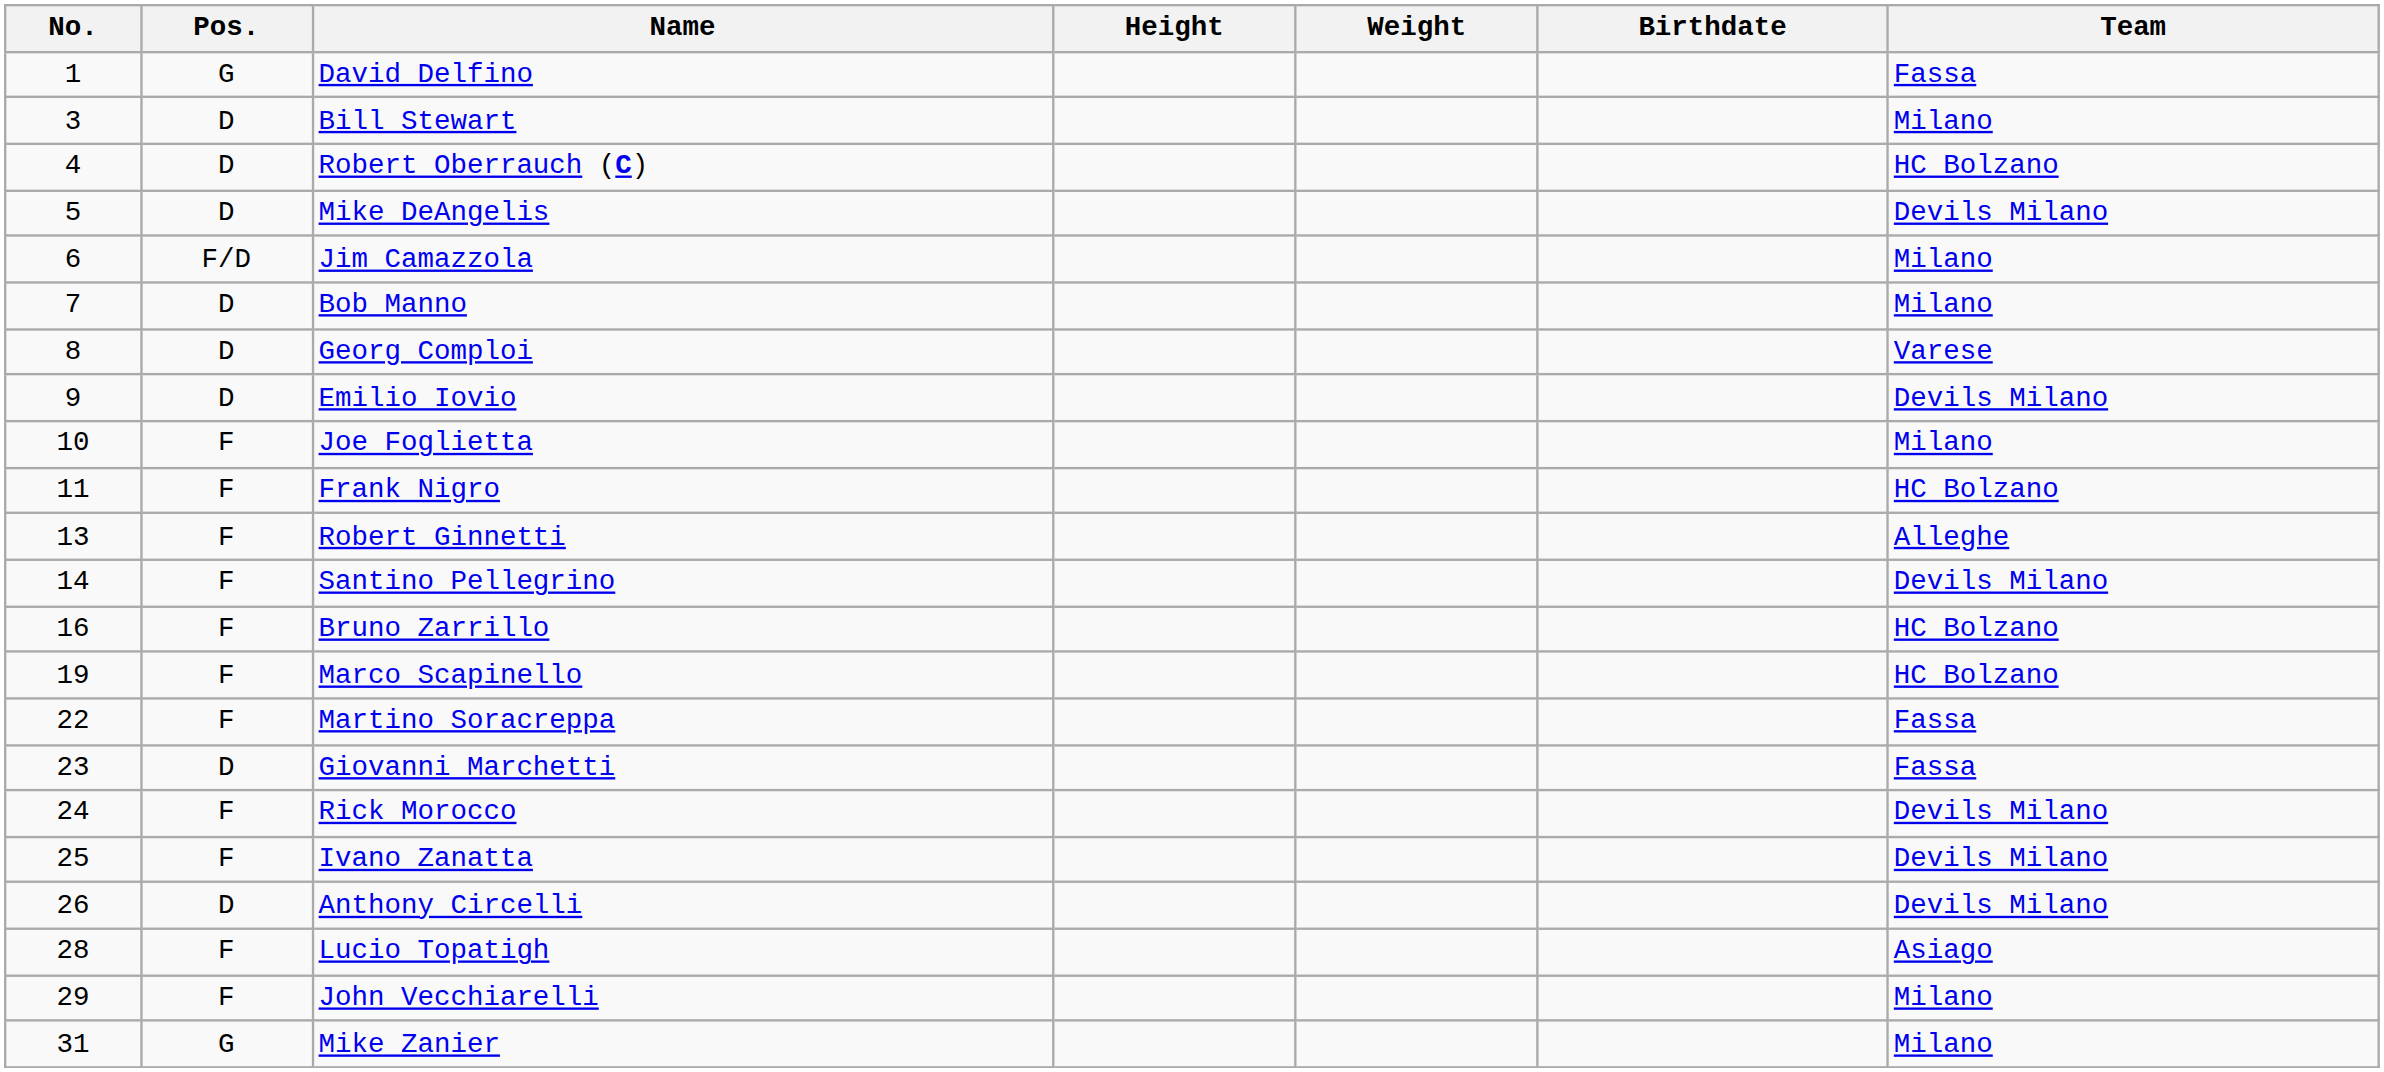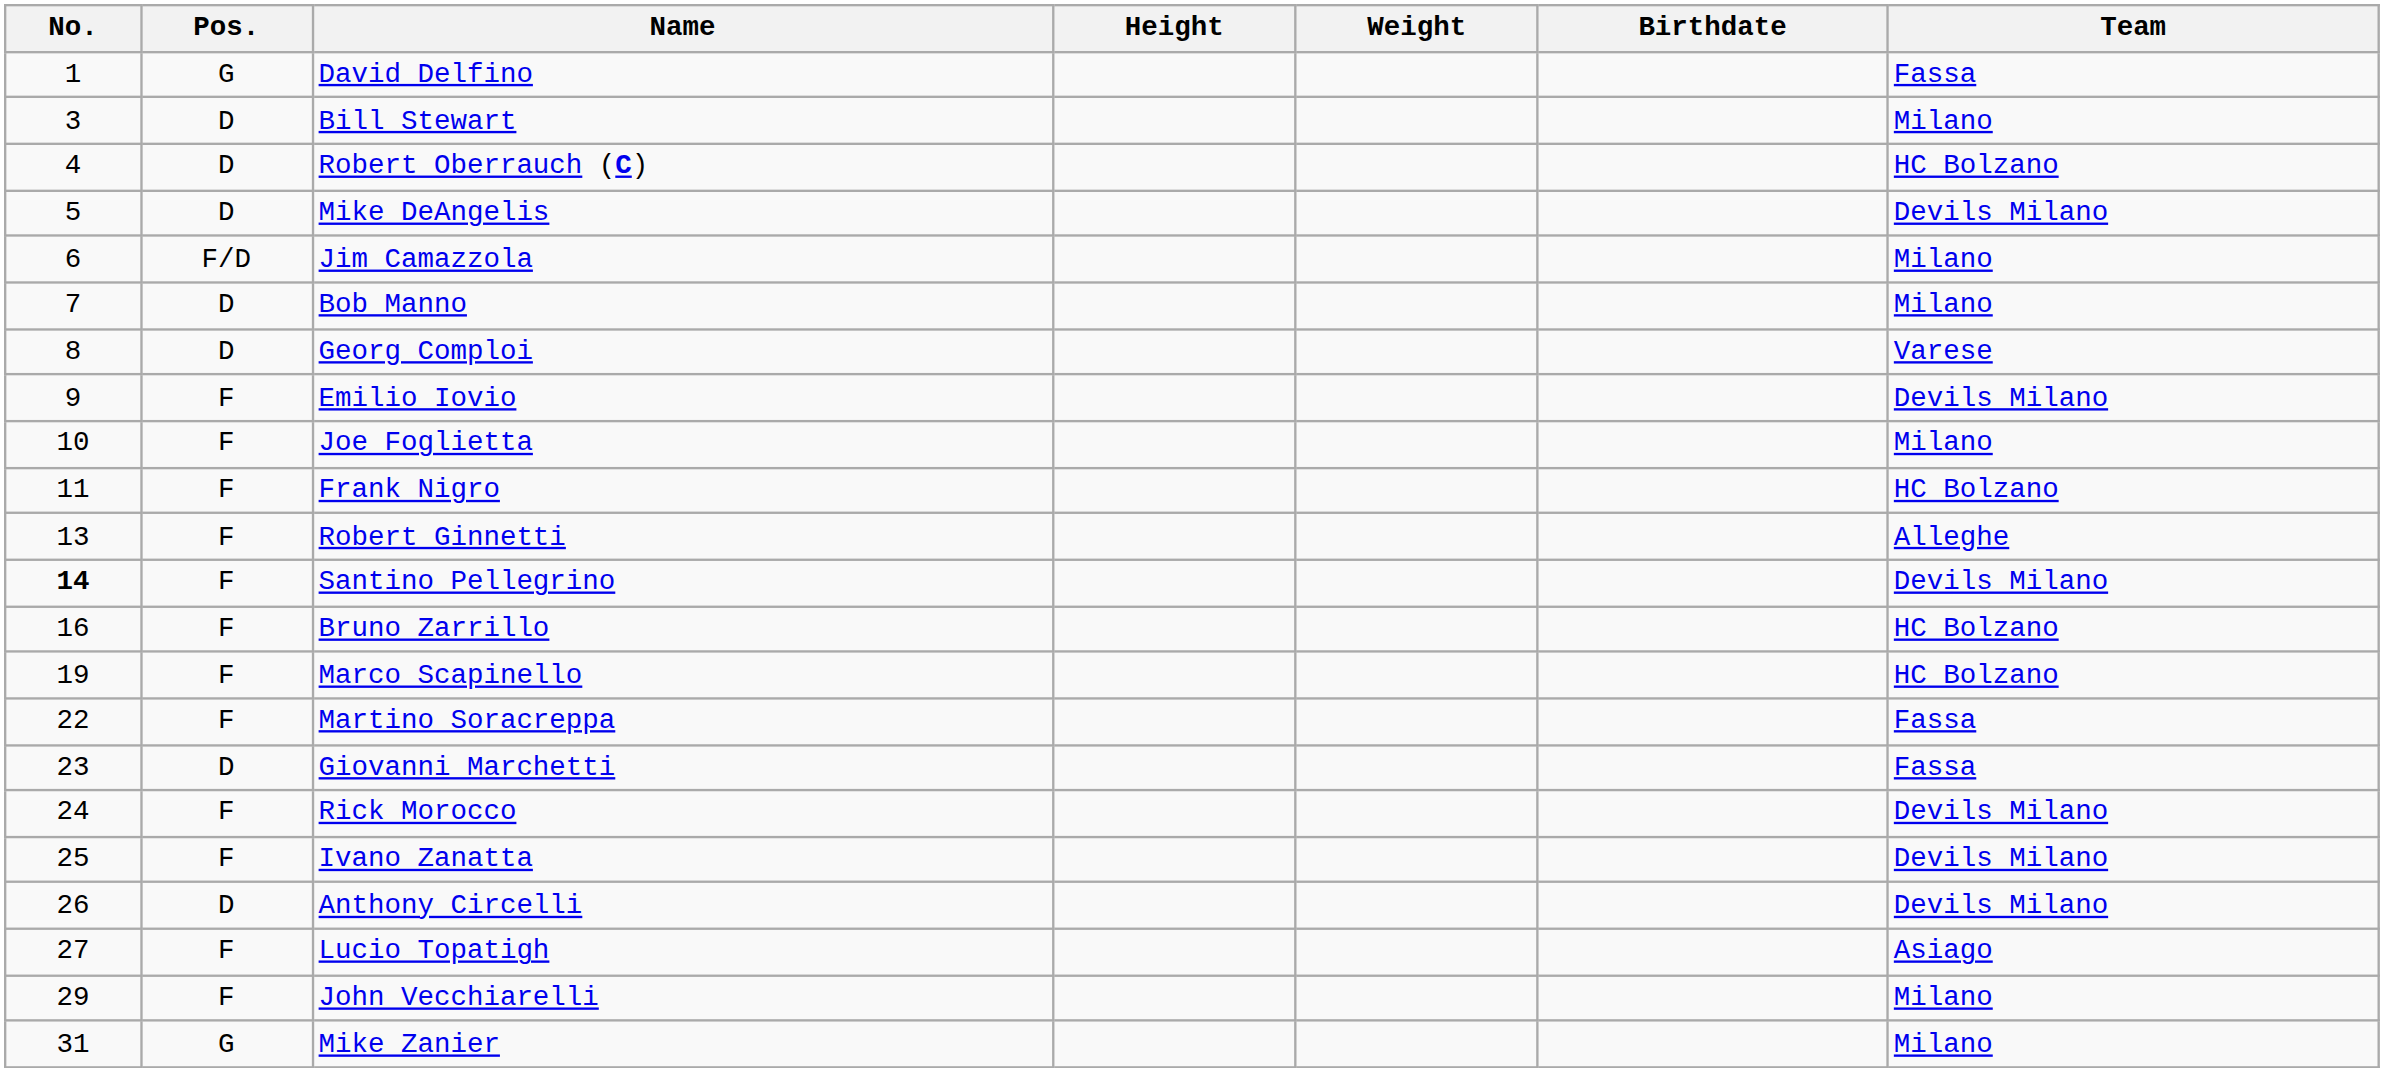(226, 397) D -> (226, 397) F
(73, 582) normal -> (73, 582) bold
(73, 952) 28 -> (73, 952) 27
